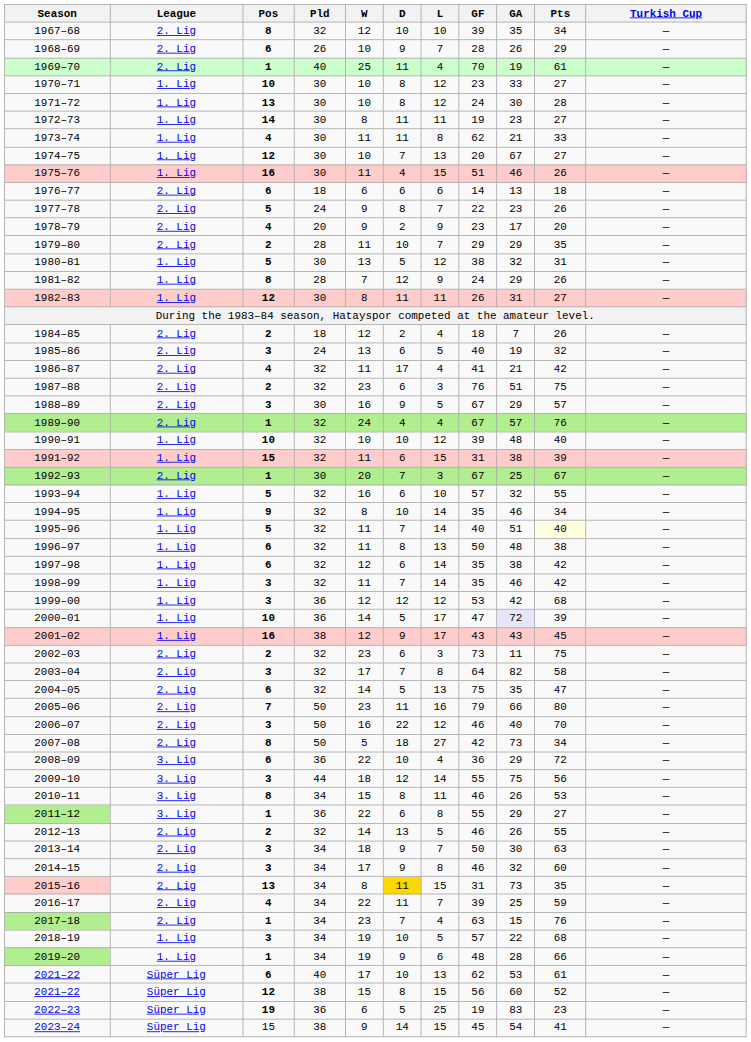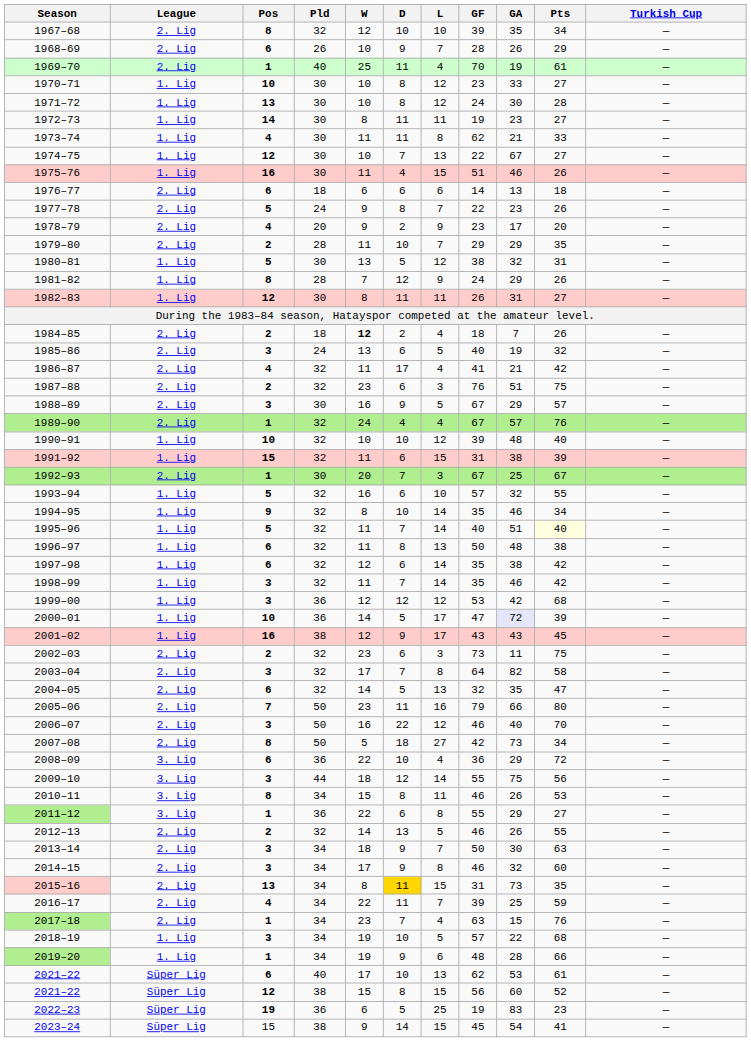(478, 156) 20 -> (478, 156) 22
(364, 334) normal -> (364, 334) bold
(478, 690) 75 -> (478, 690) 32
